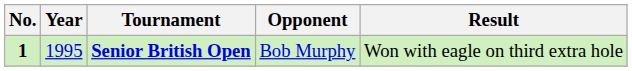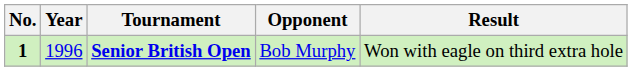(64, 50) 1995 -> (64, 50) 1996
